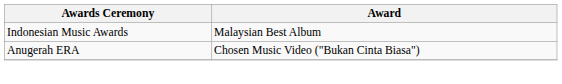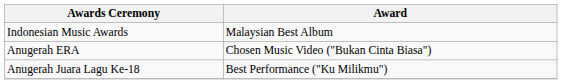+ row: (73, 69)
